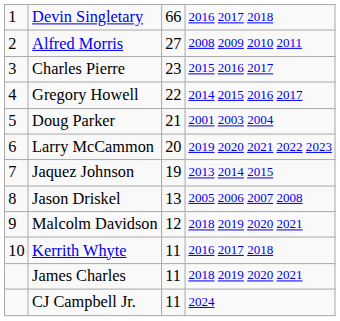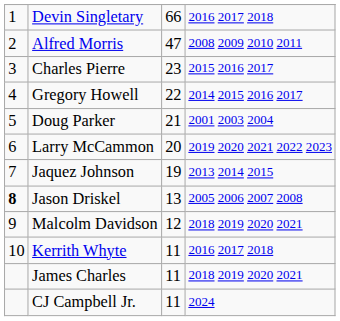(173, 43) 27 -> (173, 43) 47
(12, 198) normal -> (12, 198) bold
